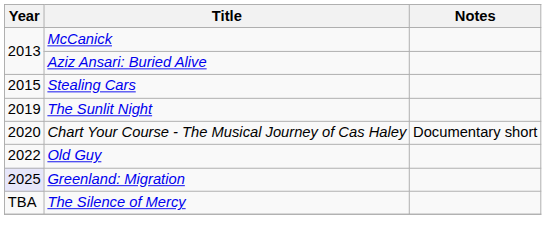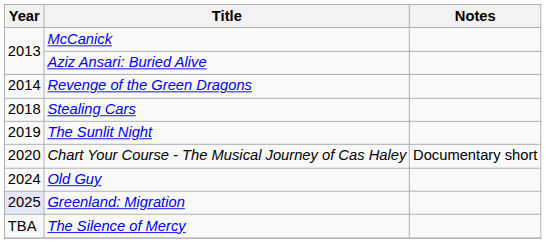+ row: (150, 86)
(24, 86) 2015 -> (24, 109) 2018
(24, 156) 2022 -> (24, 179) 2024
